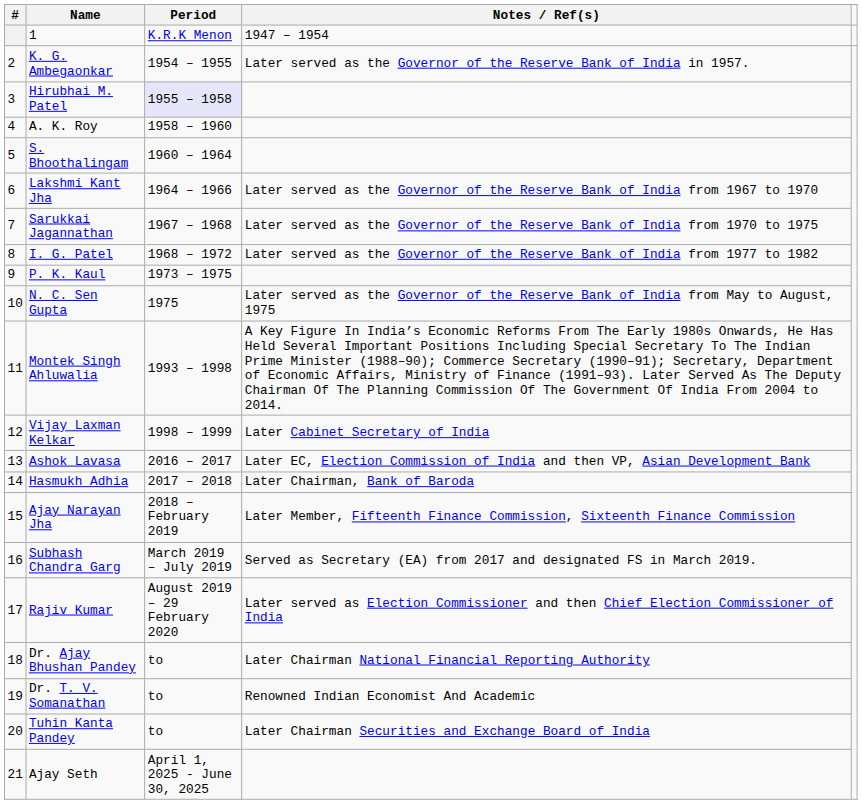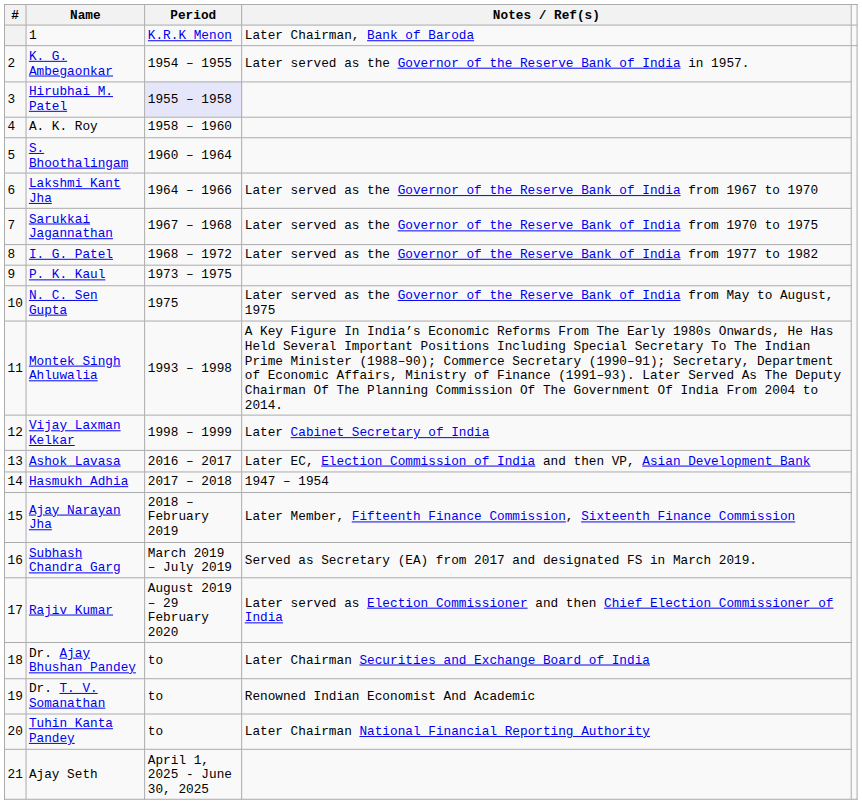(287, 36) 1947 – 1954 -> (359, 36) Later Chairman, Bank of Baroda
(359, 482) Later Chairman, Bank of Baroda -> (287, 482) 1947 – 1954
(447, 661) Later Chairman National Financial Reporting Authority -> (447, 661) Later Chairman Securities and Exchange Board of India
(447, 731) Later Chairman Securities and Exchange Board of India -> (447, 731) Later Chairman National Financial Reporting Authority
